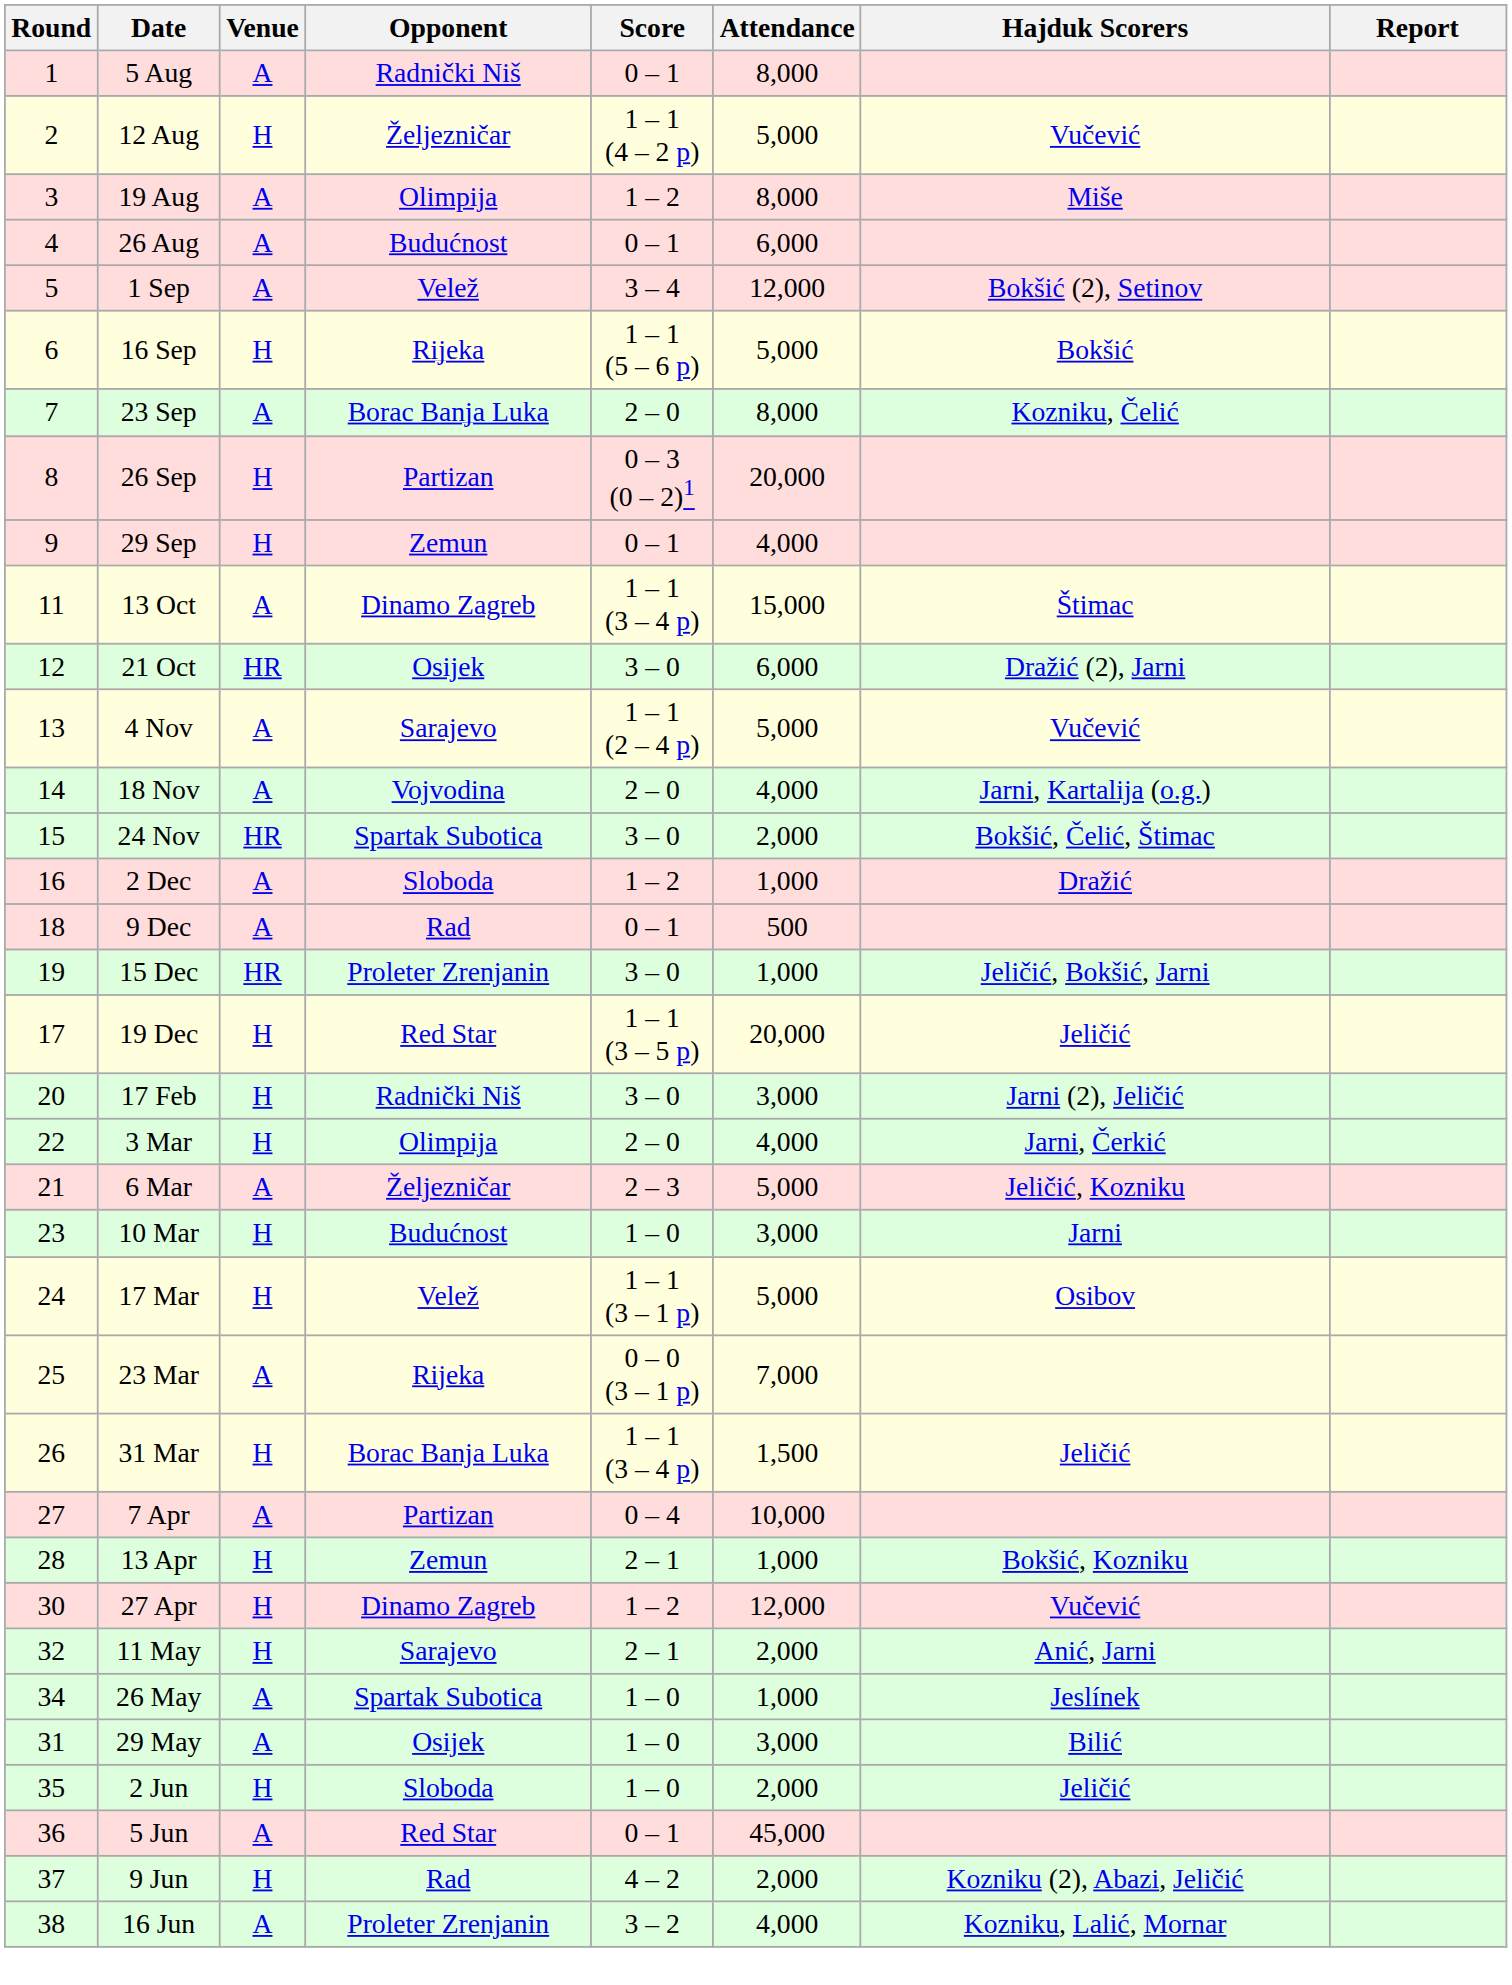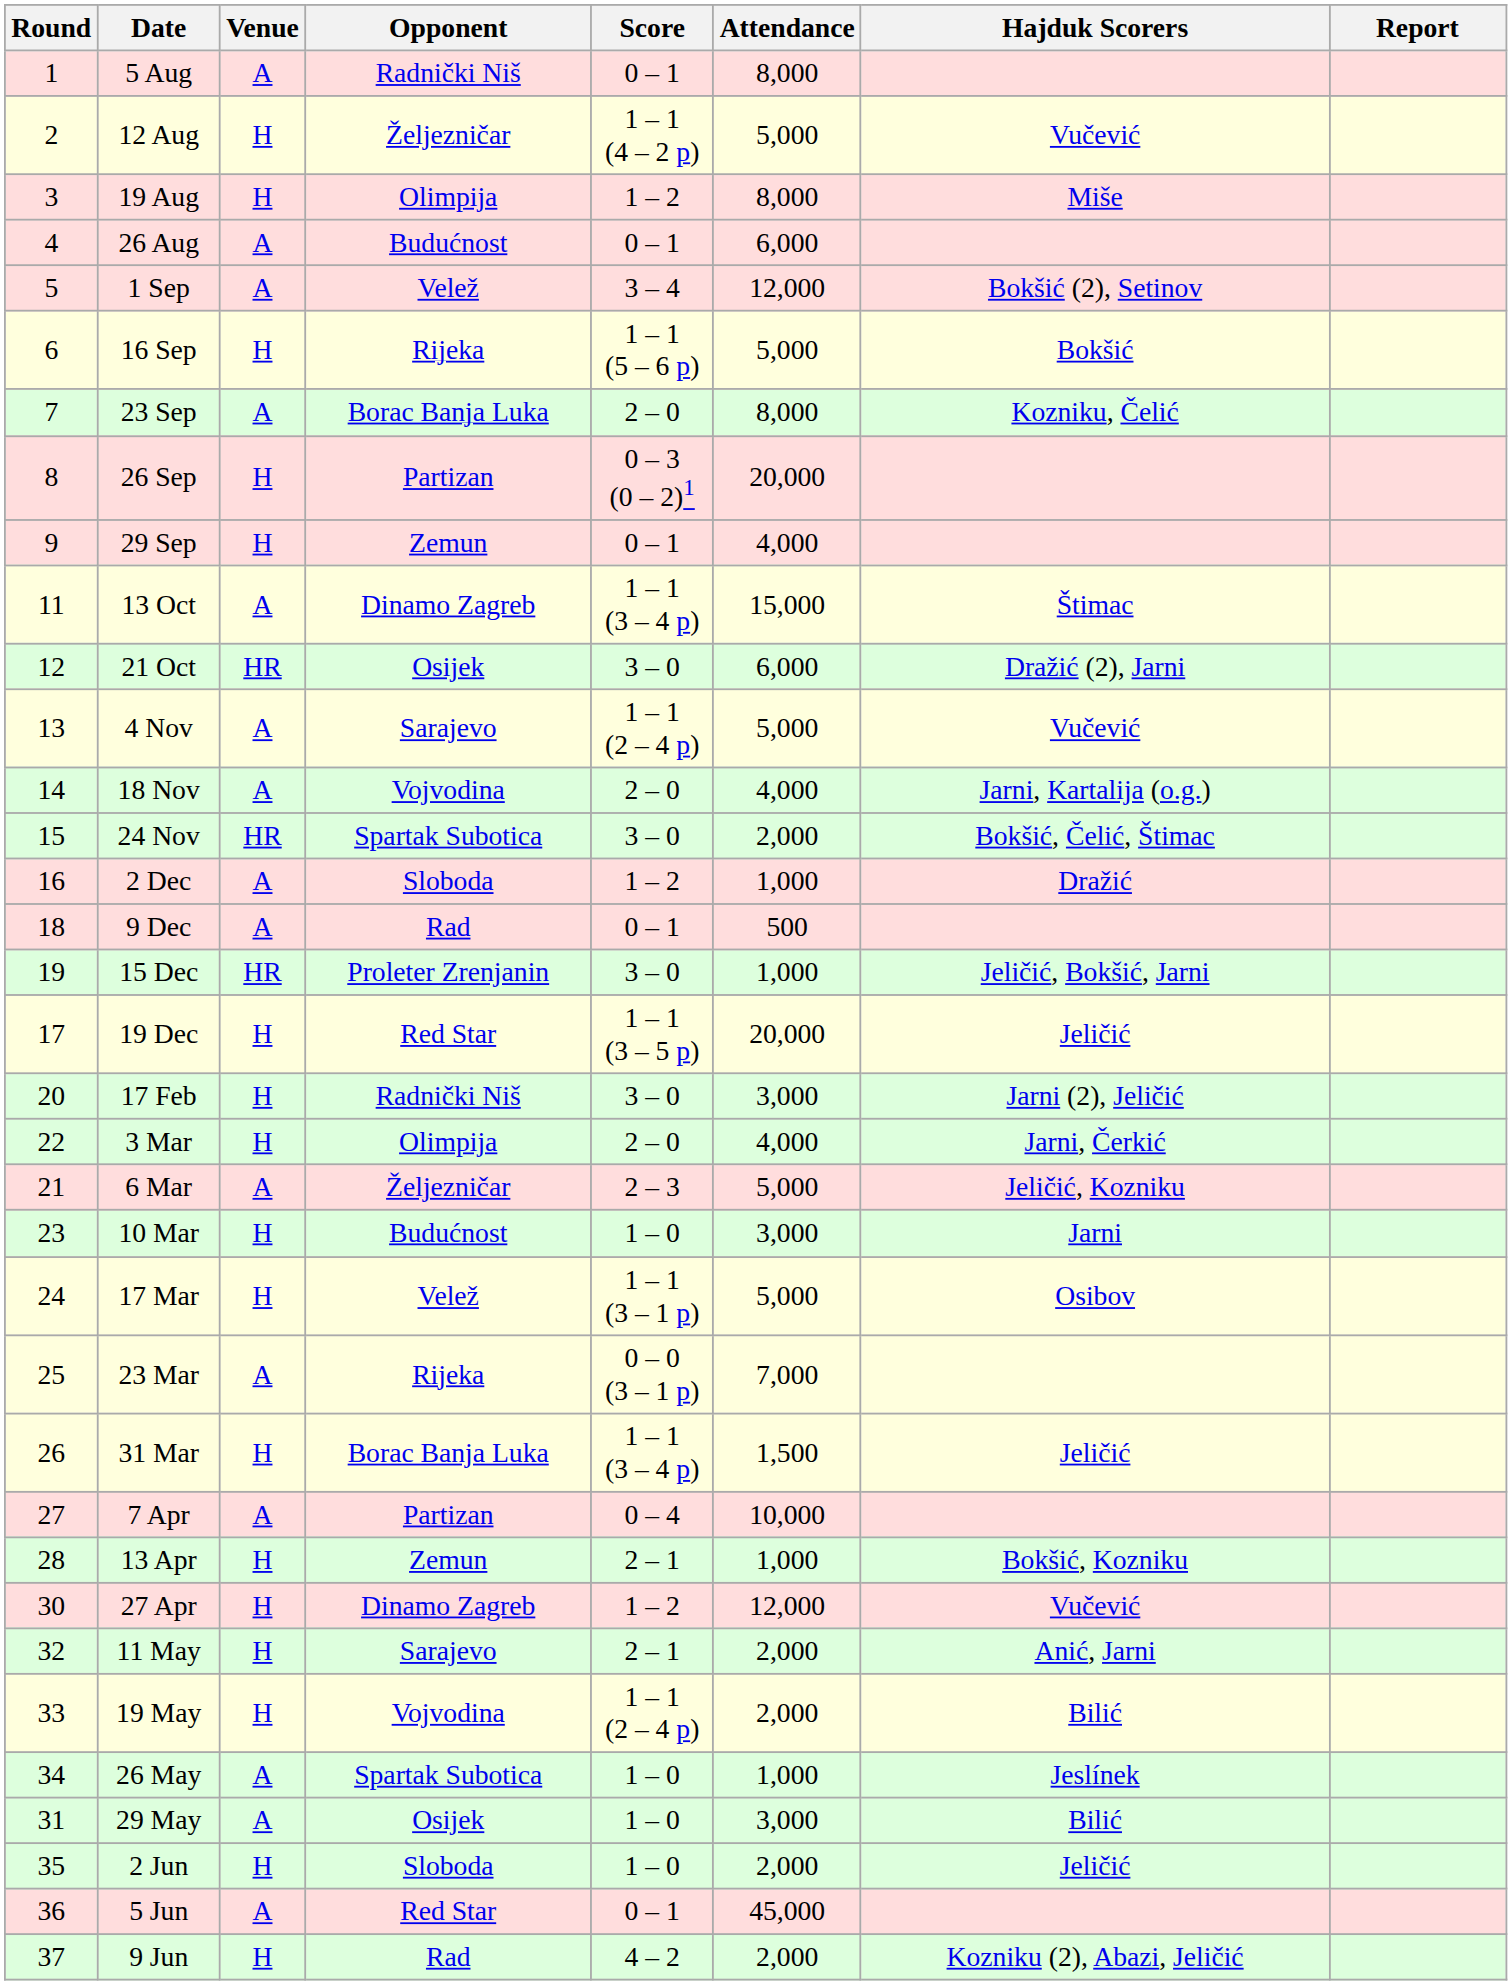(262, 197) A -> (262, 197) H
+ row: (159, 1712)
- row: (159, 1924)
